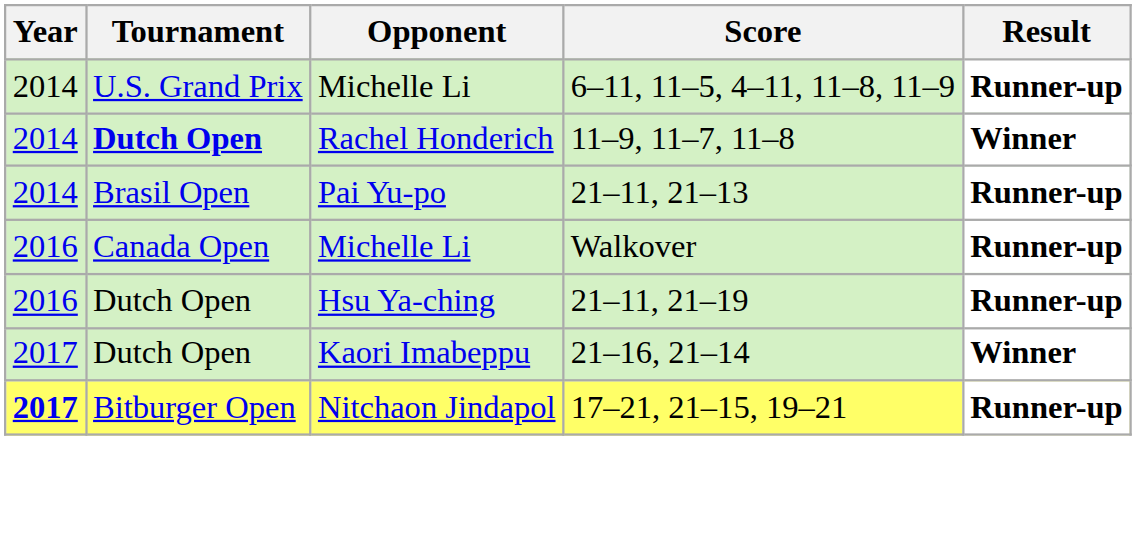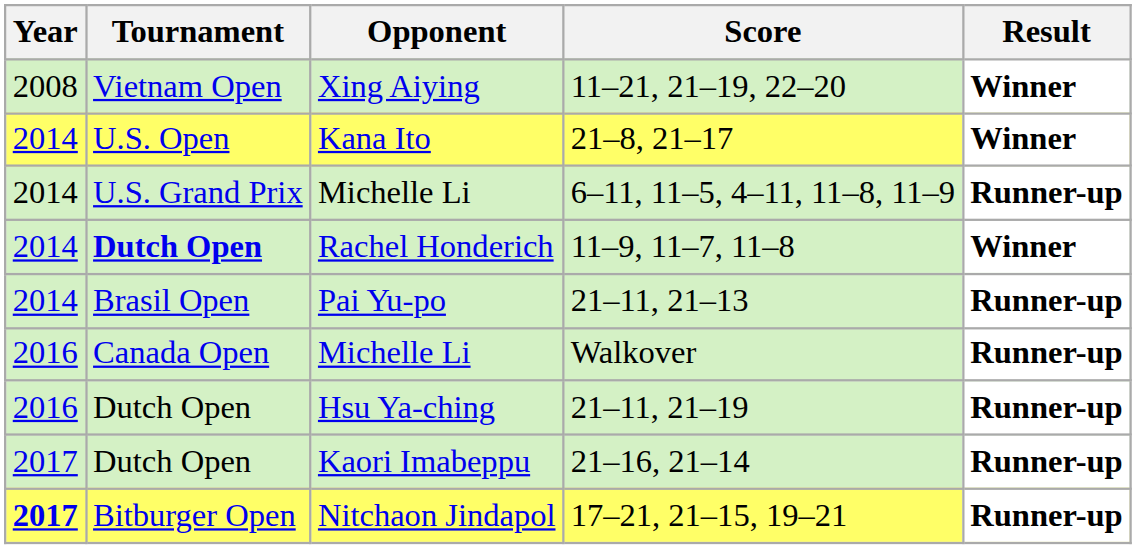+ row: (708, 85)
+ row: (652, 139)
(1023, 353) Winner -> (1046, 461) Runner-up
